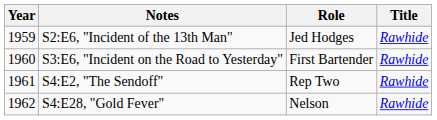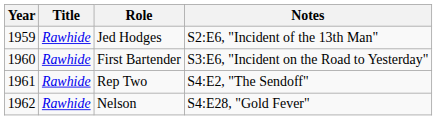columns swapped: (404, 15) <-> (162, 15)
